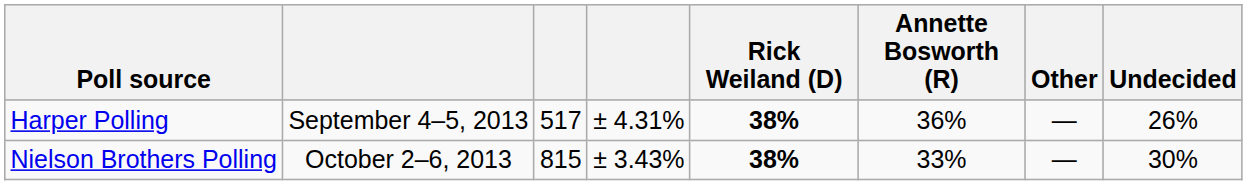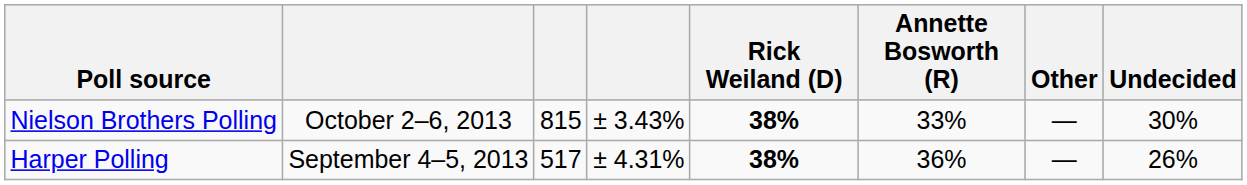rows swapped: (90, 120) <-> (144, 159)
